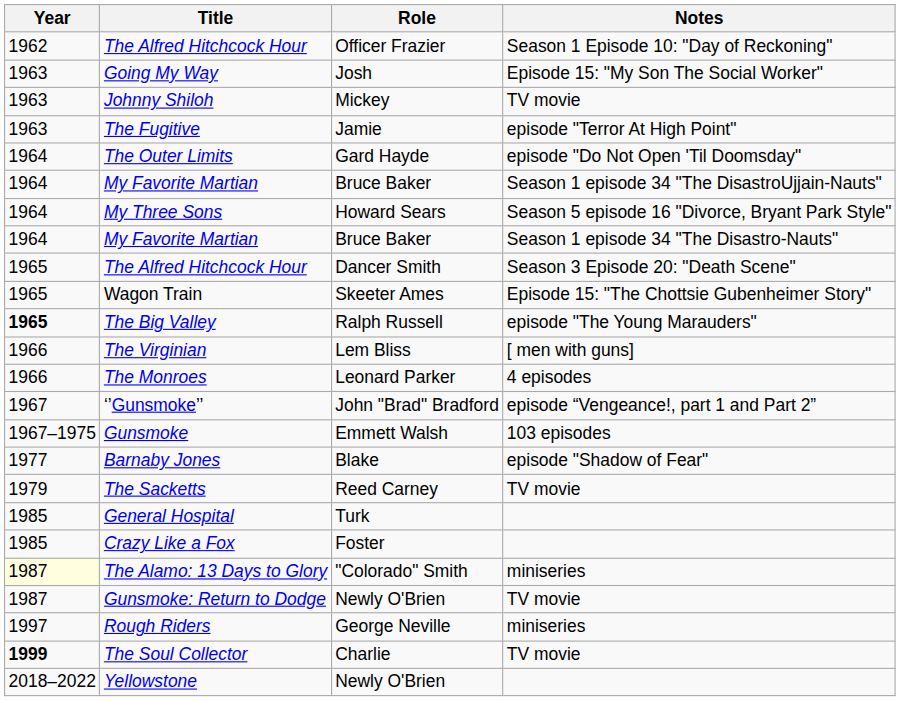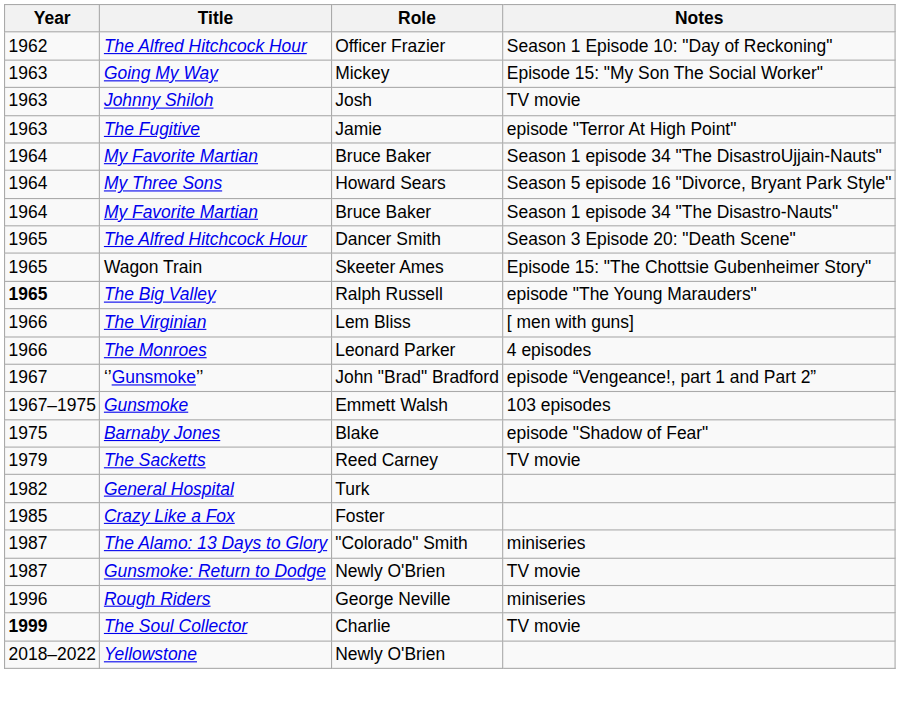(354, 73) Josh -> (362, 73) Mickey
(362, 101) Mickey -> (354, 101) Josh
- row: (168, 156)
(28, 460) 1977 -> (28, 433) 1975
(28, 516) 1985 -> (28, 488) 1982
(28, 571) lightyellow background -> (28, 543) no background
(28, 626) 1997 -> (28, 599) 1996
